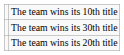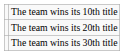rows swapped: (64, 43) <-> (64, 27)
